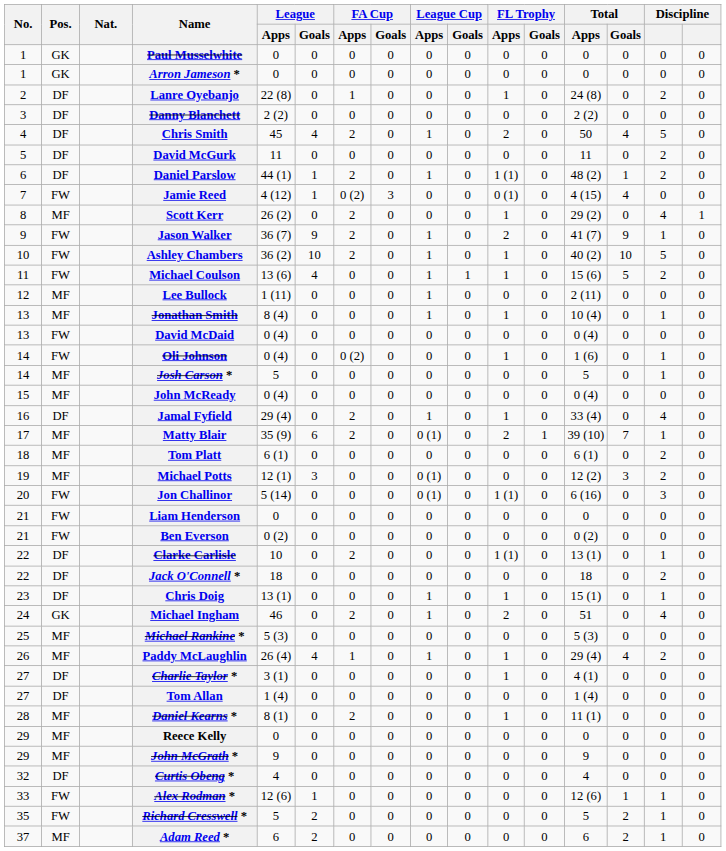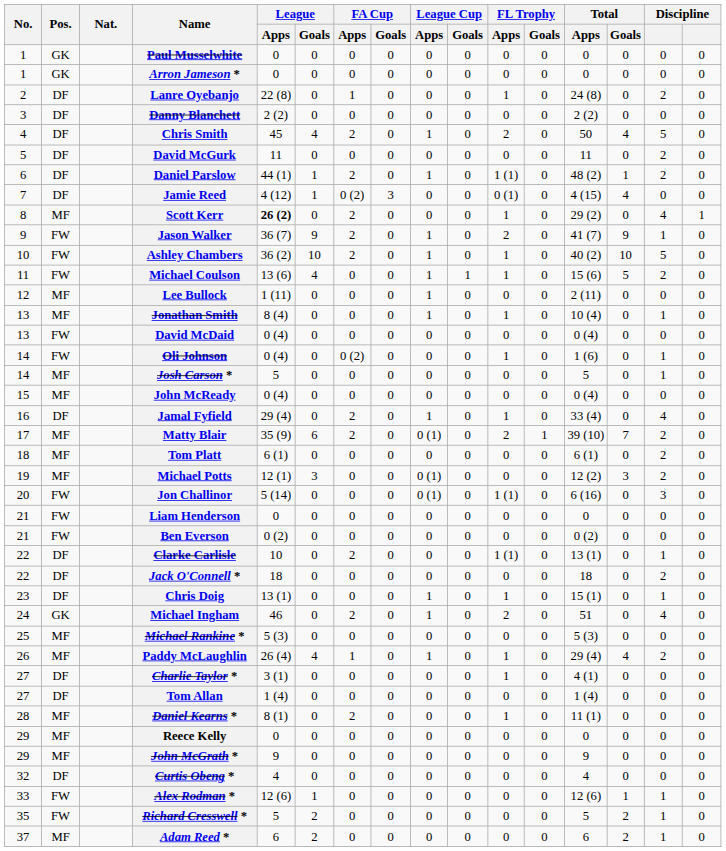(61, 194) FW -> (61, 194) DF
(276, 214) normal -> (276, 214) bold
(663, 435) 1 -> (663, 435) 2
